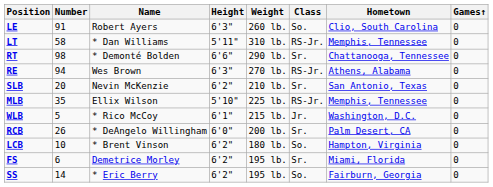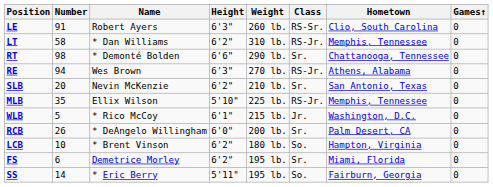(299, 27) So. -> (308, 27) RS-Sr.
(225, 41) 5'11" -> (222, 41) 6'2"
(222, 175) 6'2" -> (225, 175) 5'11"
